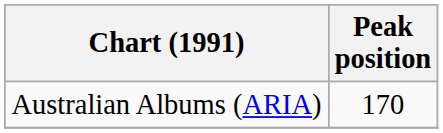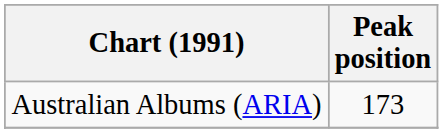(383, 104) 170 -> (383, 104) 173
